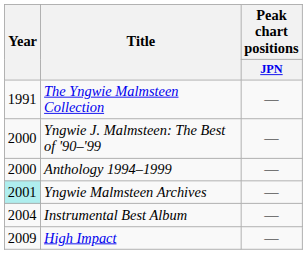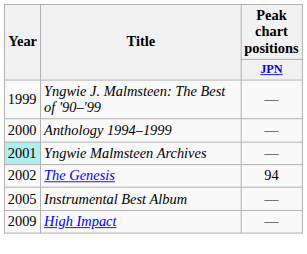- row: (111, 99)
(22, 138) 2000 -> (22, 99) 1999
+ row: (80, 176)
(22, 215) 2004 -> (22, 198) 2005
